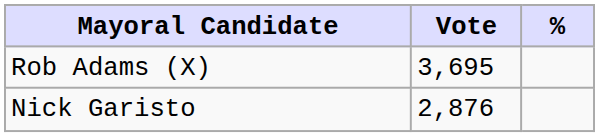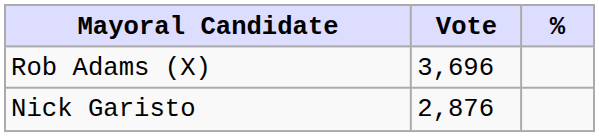(456, 68) 3,695 -> (456, 68) 3,696
